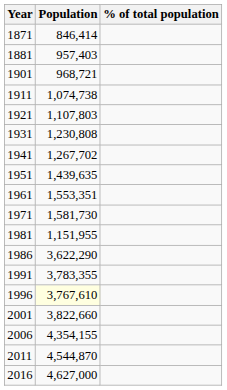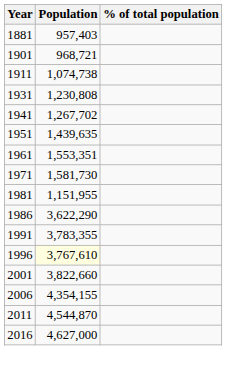- row: (20, 34)
- row: (20, 114)
